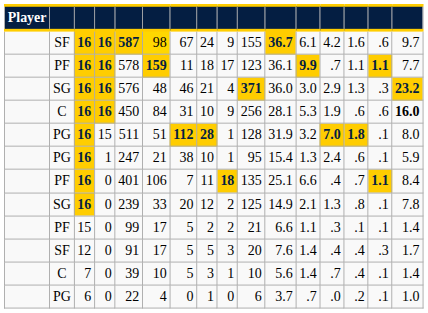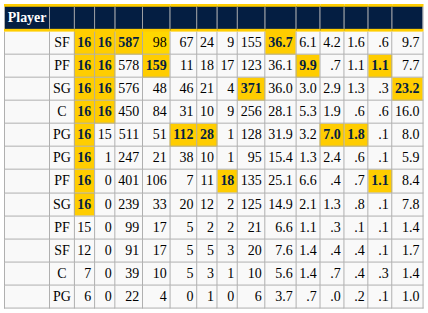(407, 112) bold -> (407, 112) normal
(383, 250) .3 -> (383, 250) .1
(383, 273) .1 -> (383, 273) .3
